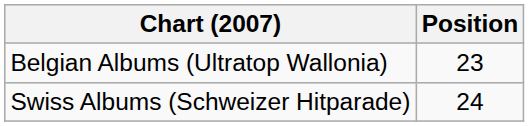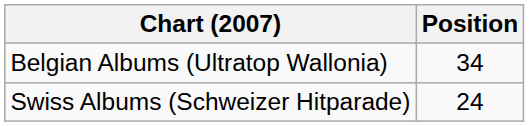(470, 62) 23 -> (470, 62) 34
